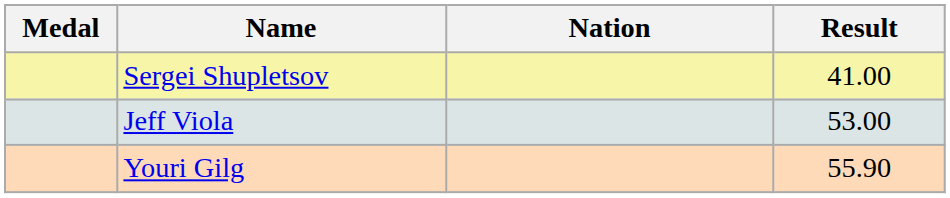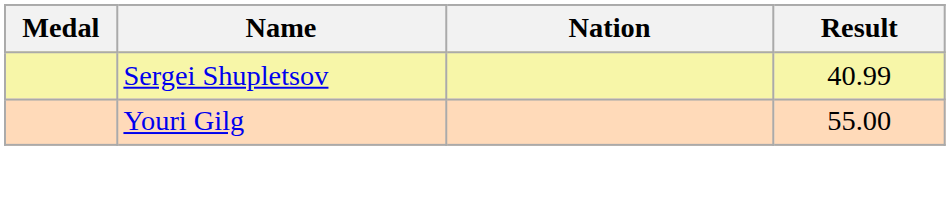(859, 75) 41.00 -> (859, 75) 40.99
- row: (178, 121)
(859, 168) 55.90 -> (859, 121) 55.00
